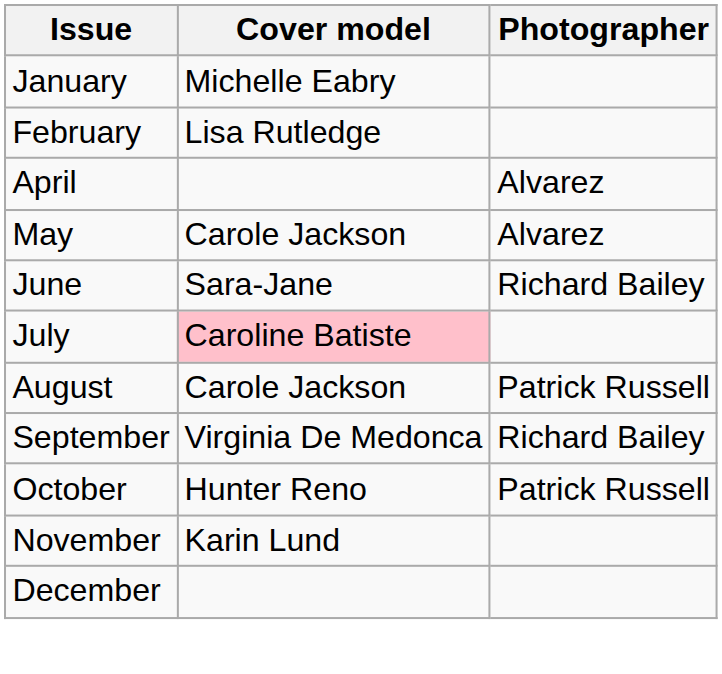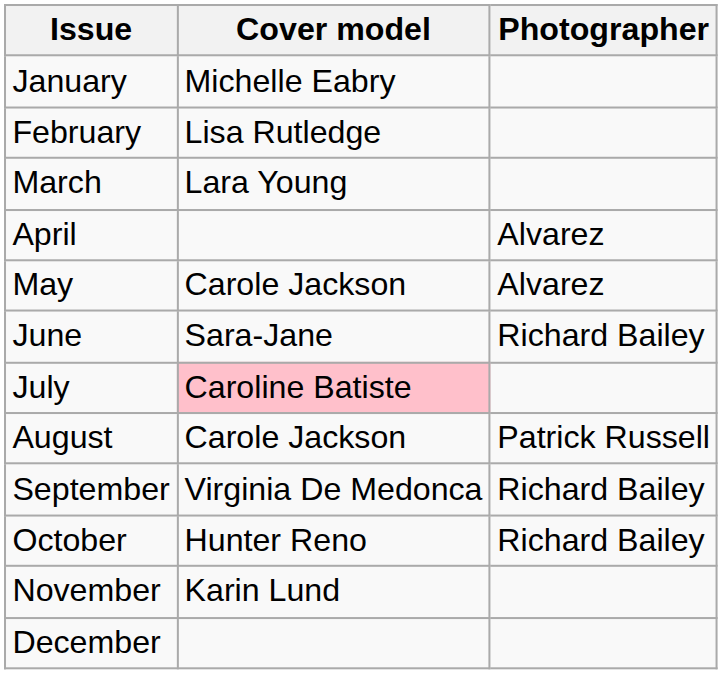+ row: (57, 183)
(604, 489) Patrick Russell -> (601, 540) Richard Bailey
